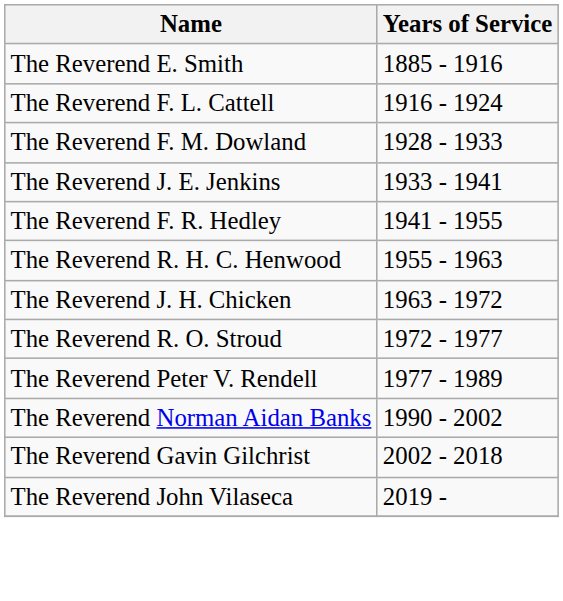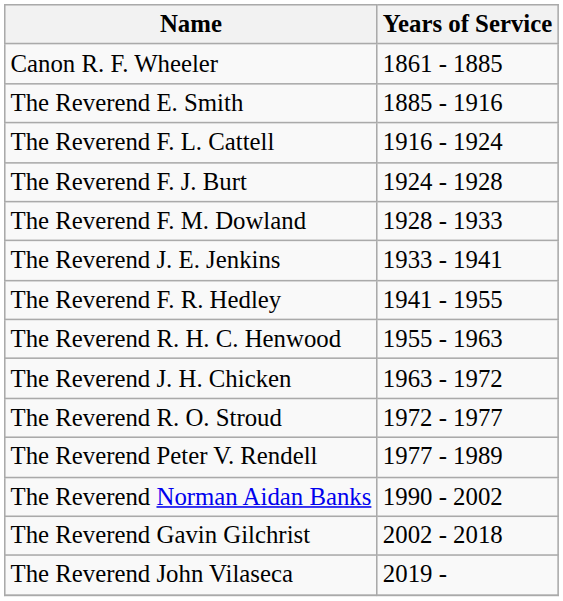+ row: (114, 63)
+ row: (129, 181)
